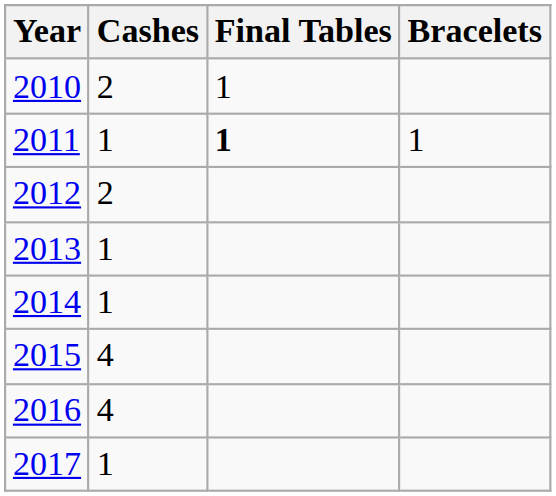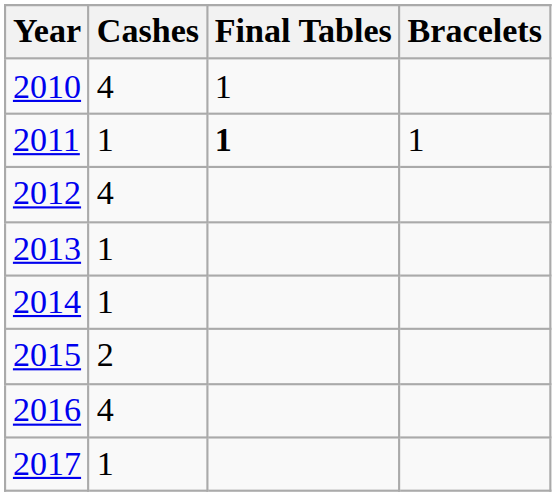(105, 85) 2 -> (105, 85) 4
(105, 193) 2 -> (105, 193) 4
(105, 355) 4 -> (105, 355) 2
